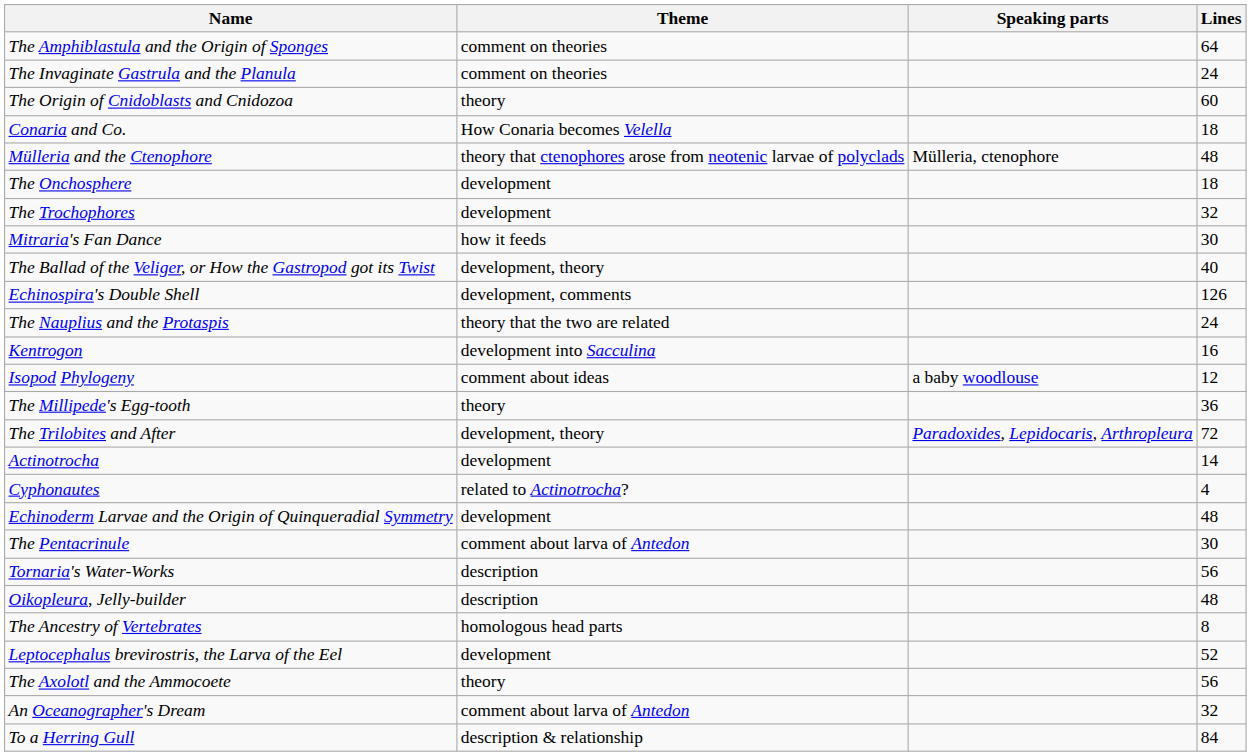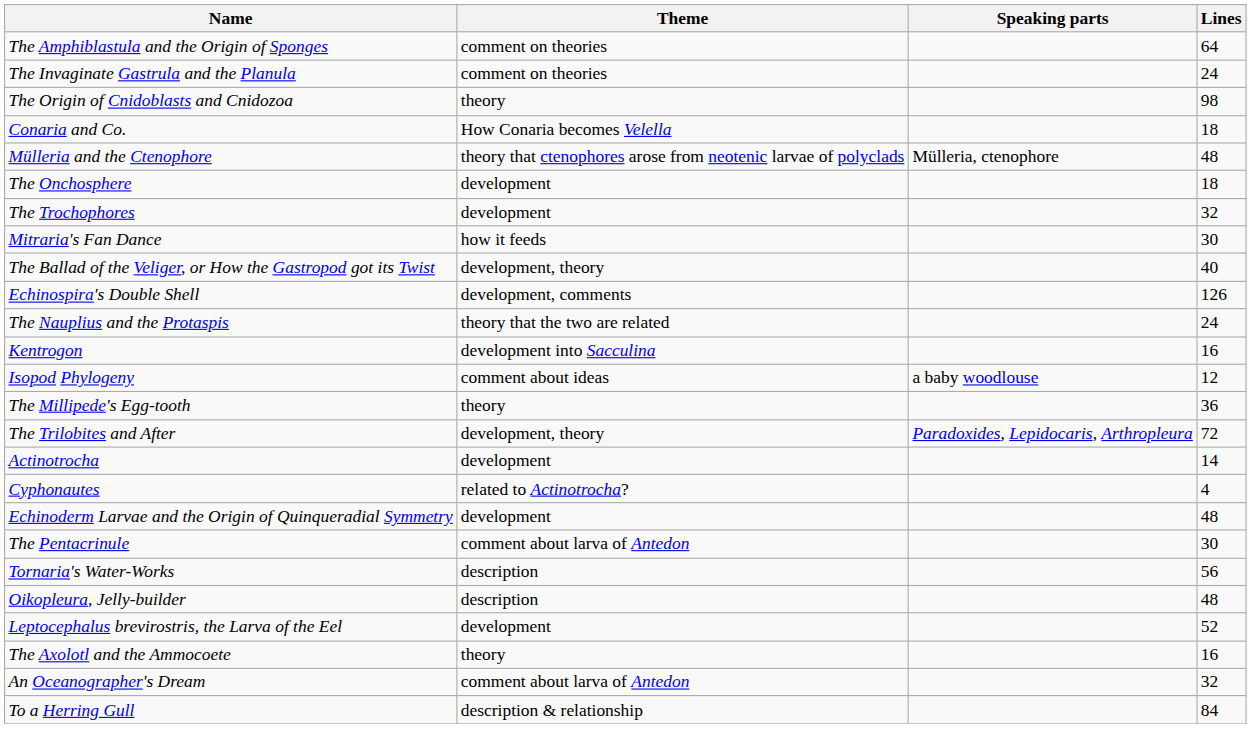(1210, 101) 60 -> (1210, 101) 98
- row: (105, 626)
(1210, 682) 56 -> (1210, 654) 16
